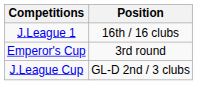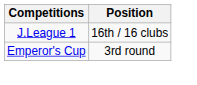- row: (46, 70)
